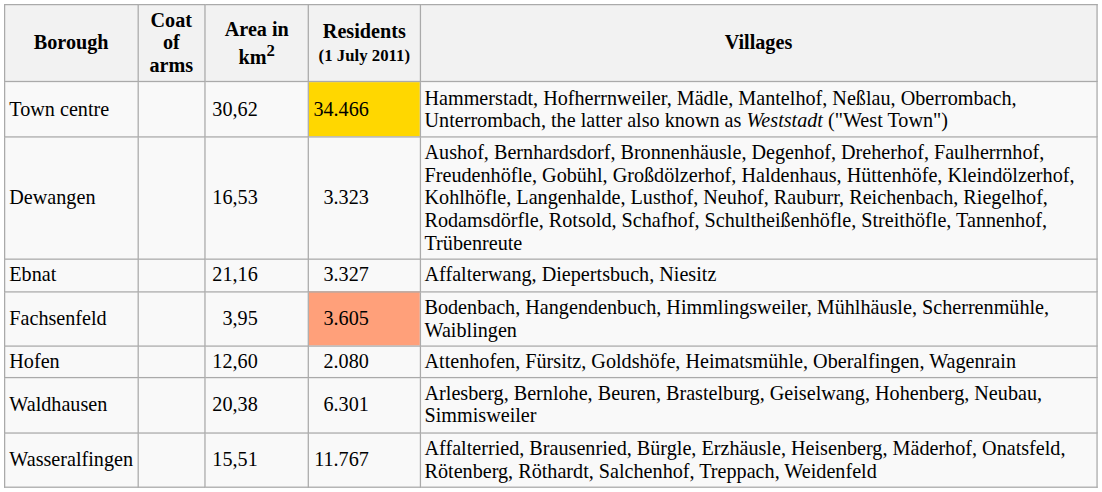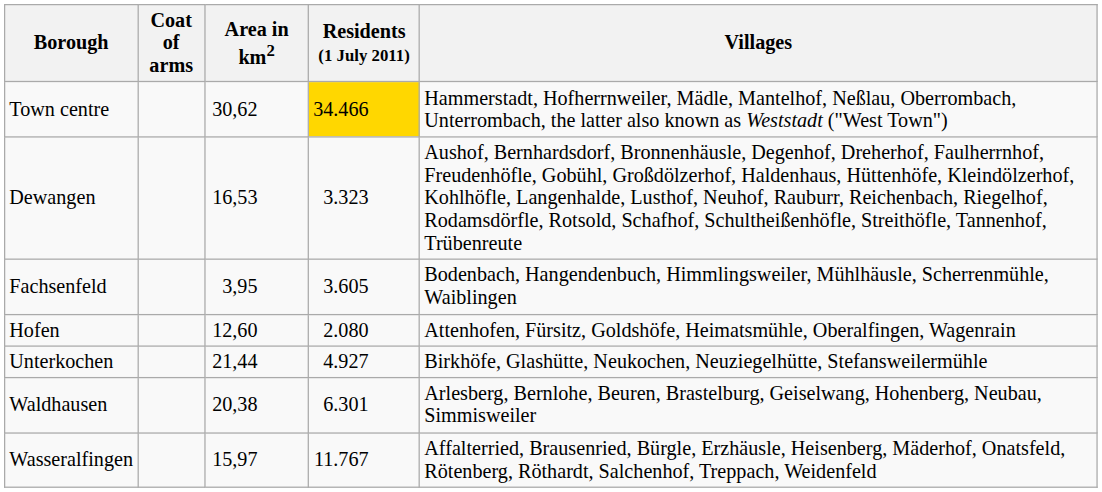- row: (33, 275)
(346, 318) lightsalmon background -> (346, 286) no background
+ row: (61, 361)
(235, 459) 15,51 -> (235, 459) 15,97
